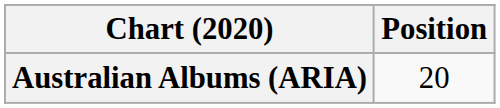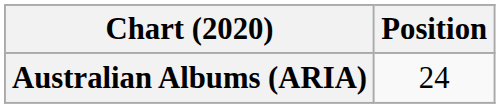(434, 77) 20 -> (434, 77) 24
